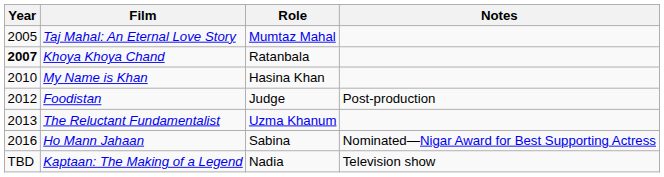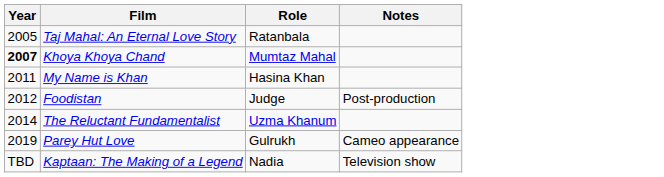(292, 36) Mumtaz Mahal -> (279, 36) Ratanbala
(279, 57) Ratanbala -> (292, 57) Mumtaz Mahal
(22, 78) 2010 -> (22, 78) 2011
(22, 120) 2013 -> (22, 120) 2014
- row: (94, 141)
+ row: (89, 141)
